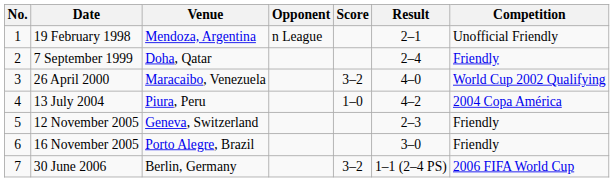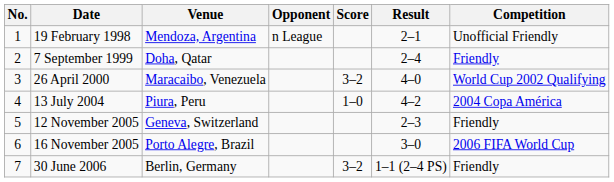(476, 144) Friendly -> (514, 144) 2006 FIFA World Cup
(514, 166) 2006 FIFA World Cup -> (476, 166) Friendly
